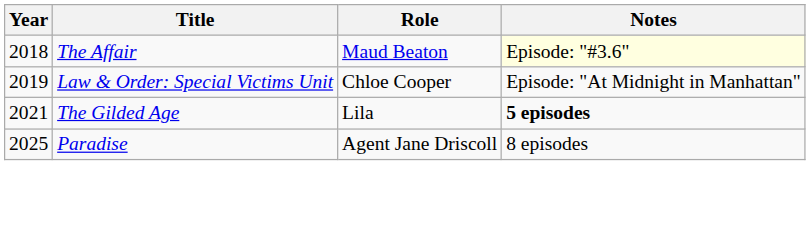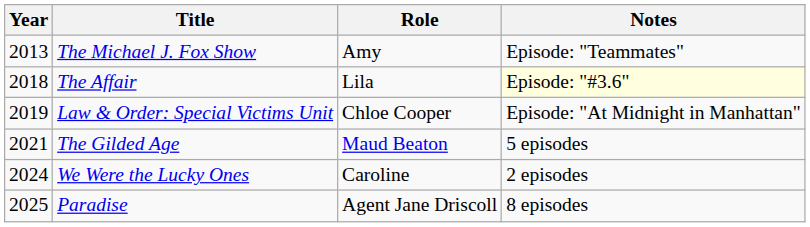+ row: (157, 50)
(395, 50) Maud Beaton -> (358, 81) Lila
(358, 112) Lila -> (395, 143) Maud Beaton
(548, 112) bold -> (547, 143) normal
+ row: (153, 174)
